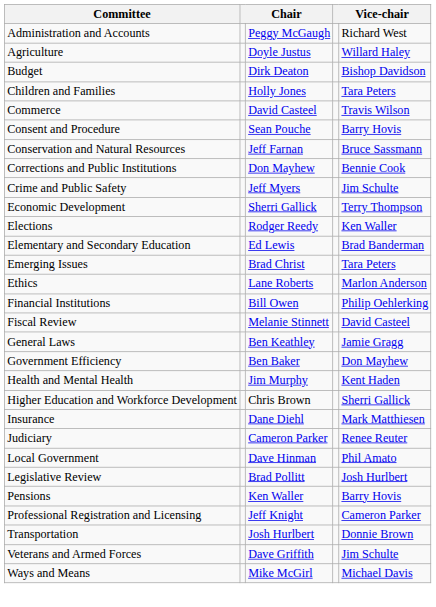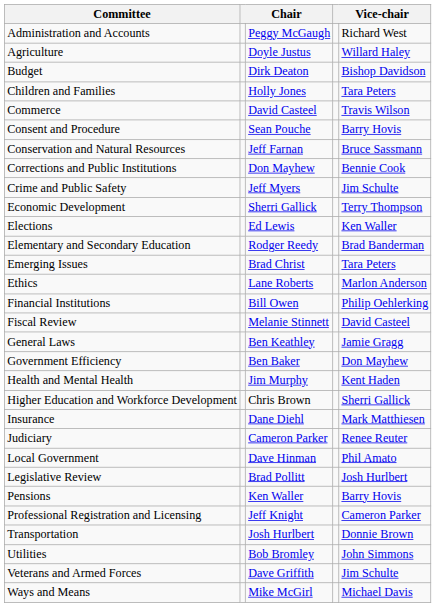(283, 226) Rodger Reedy -> (271, 226) Ed Lewis
(271, 245) Ed Lewis -> (283, 245) Rodger Reedy
+ row: (27, 554)
